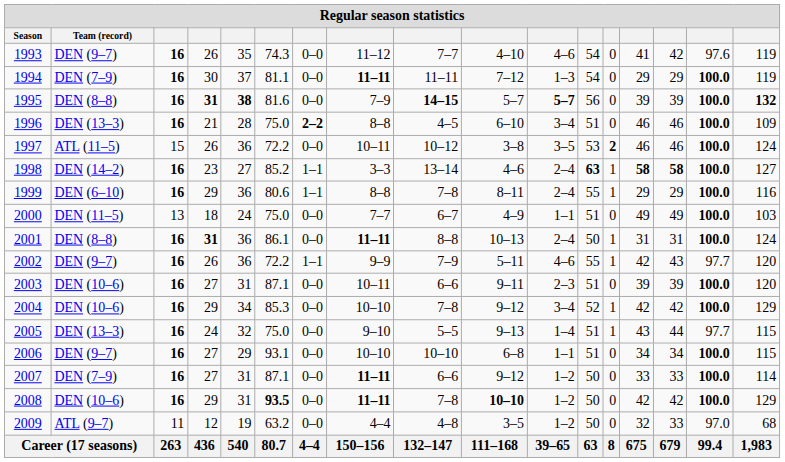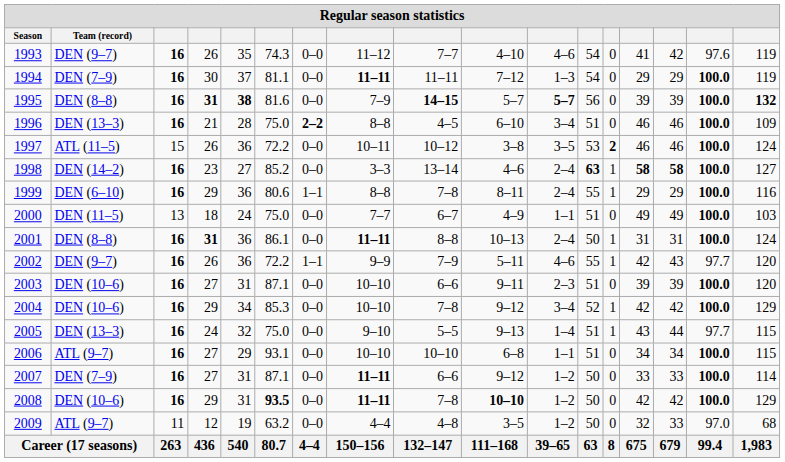(312, 169) 1–1 -> (312, 169) 0–0
(373, 284) 10–11 -> (373, 284) 10–10
(86, 354) DEN (9–7) -> (84, 354) ATL (9–7)
